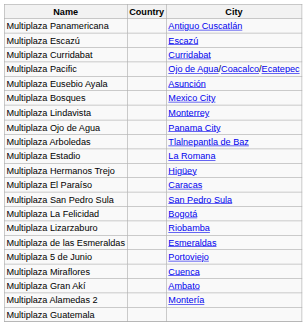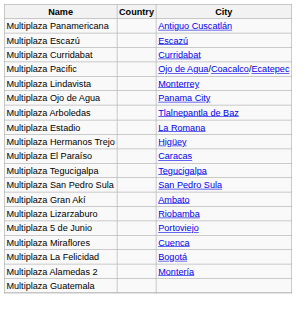- row: (57, 84)
- row: (46, 98)
+ row: (52, 171)
rows swapped: (46, 286) <-> (53, 214)
- row: (66, 243)
